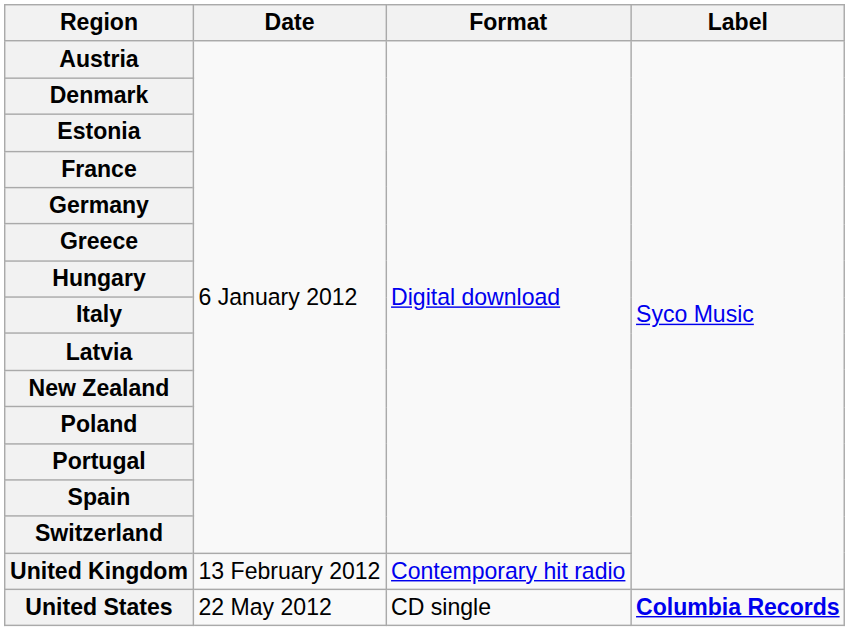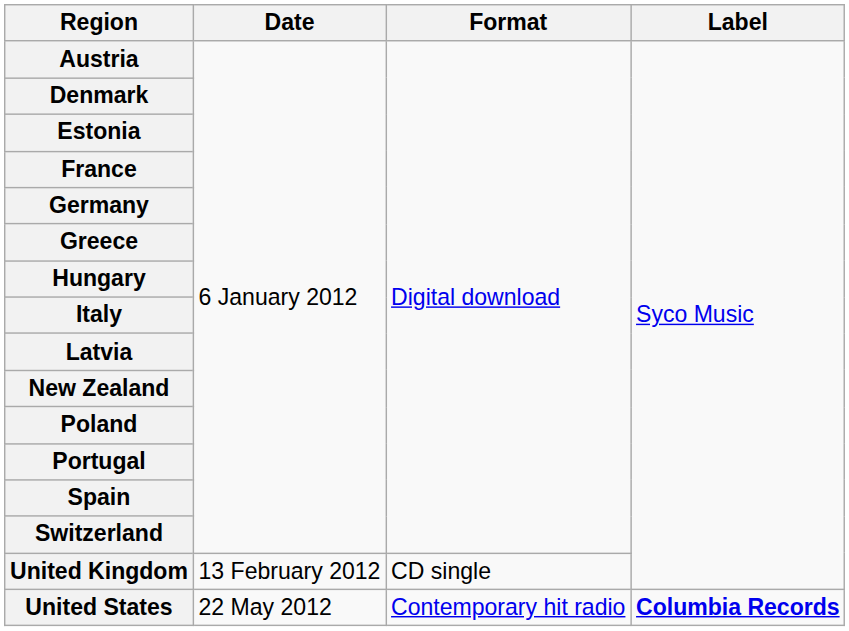(508, 570) Contemporary hit radio -> (441, 570) CD single
(441, 607) CD single -> (508, 607) Contemporary hit radio
